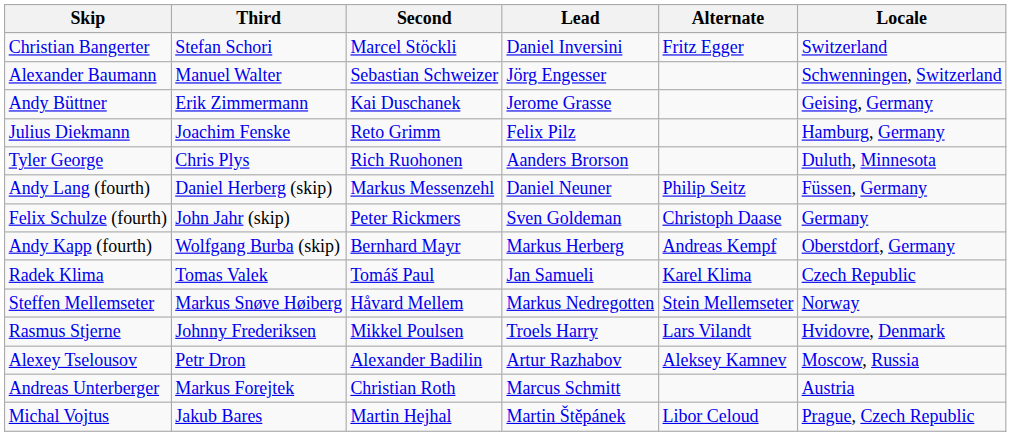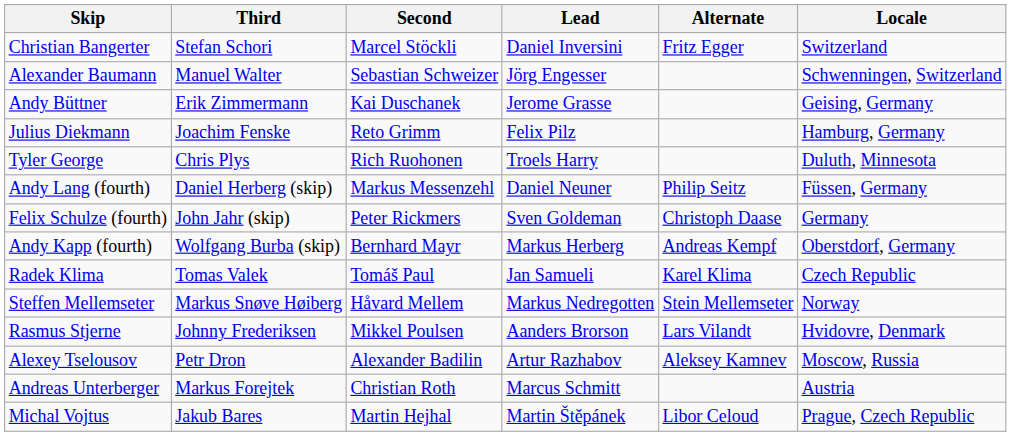(567, 160) Aanders Brorson -> (552, 160) Troels Harry
(552, 331) Troels Harry -> (567, 331) Aanders Brorson
